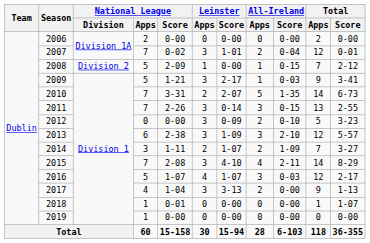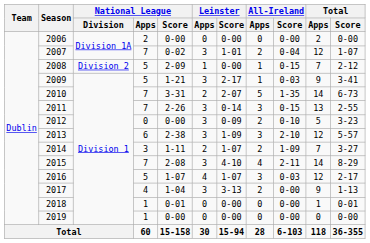(348, 53) 0-01 -> (348, 53) 1-07
(348, 204) 1-07 -> (348, 204) 0-01
